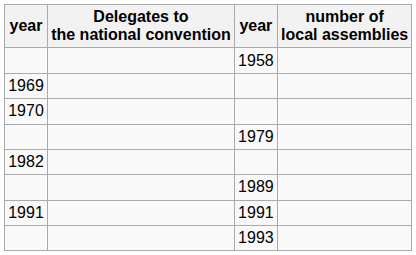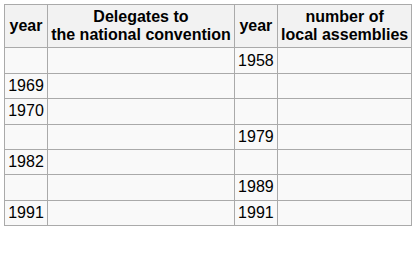- row: (26, 238)
